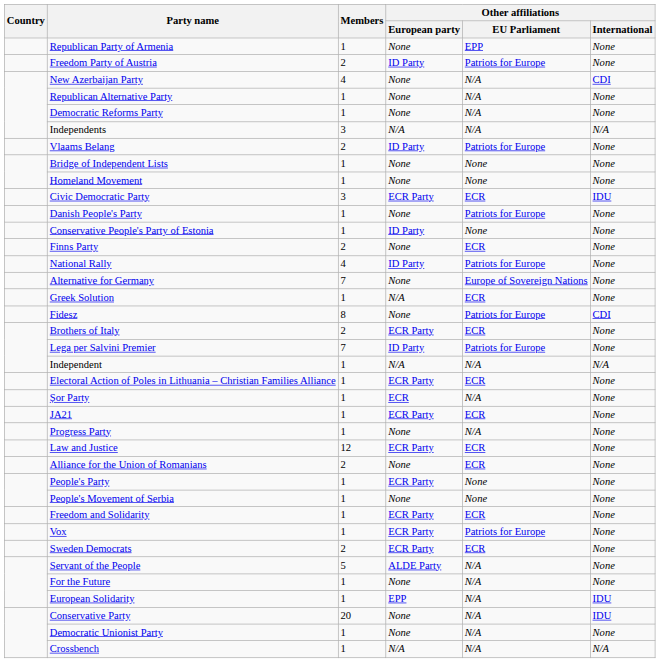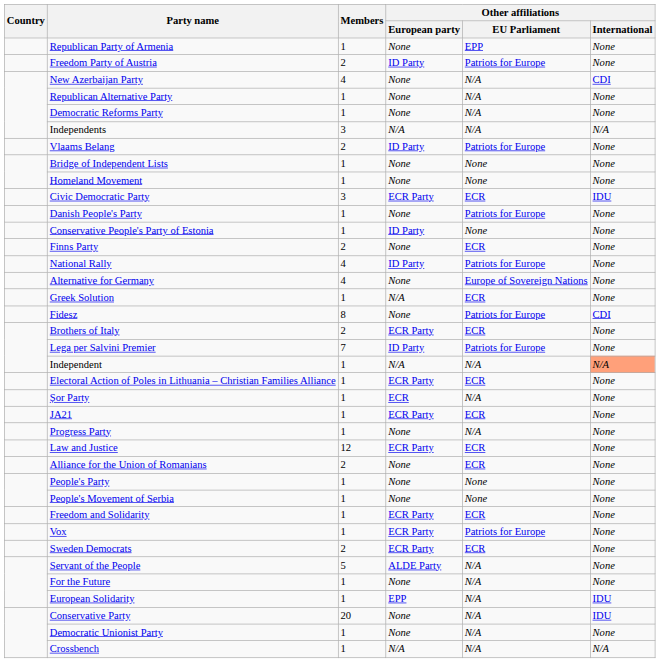(343, 280) 7 -> (343, 280) 4
(601, 364) no background -> (601, 364) lightsalmon background
(411, 481) ECR Party -> (399, 481) None
